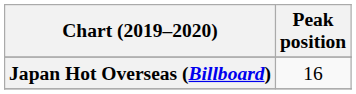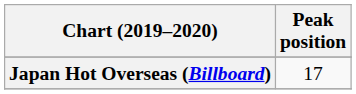(313, 72) 16 -> (313, 72) 17
